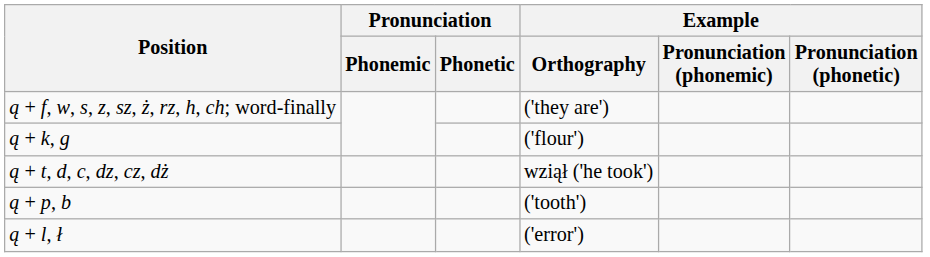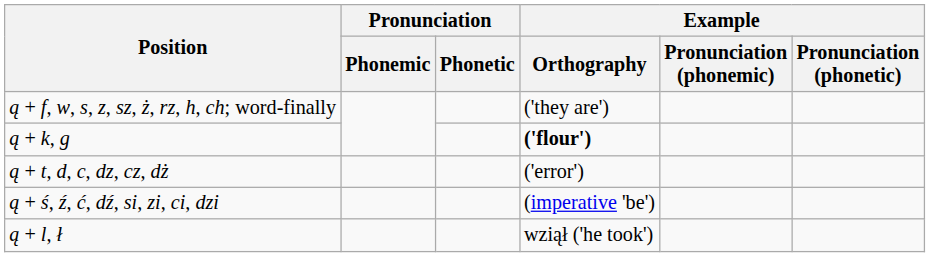(554, 139) normal -> (558, 139) bold
(589, 171) wziął ('he took') -> (554, 171) ('error')
- row: (40, 203)
+ row: (114, 203)
(554, 235) ('error') -> (589, 235) wziął ('he took')
